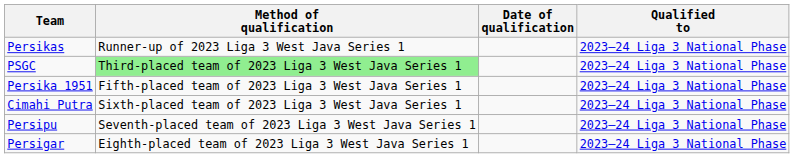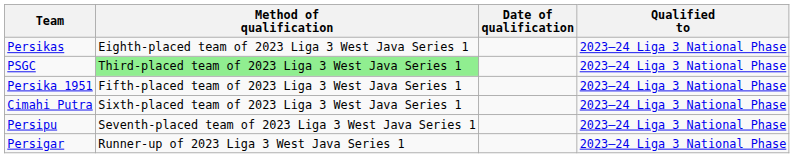(251, 47) Runner-up of 2023 Liga 3 West Java Series 1 -> (284, 47) Eighth-placed team of 2023 Liga 3 West Java Series 1
(284, 143) Eighth-placed team of 2023 Liga 3 West Java Series 1 -> (251, 143) Runner-up of 2023 Liga 3 West Java Series 1
